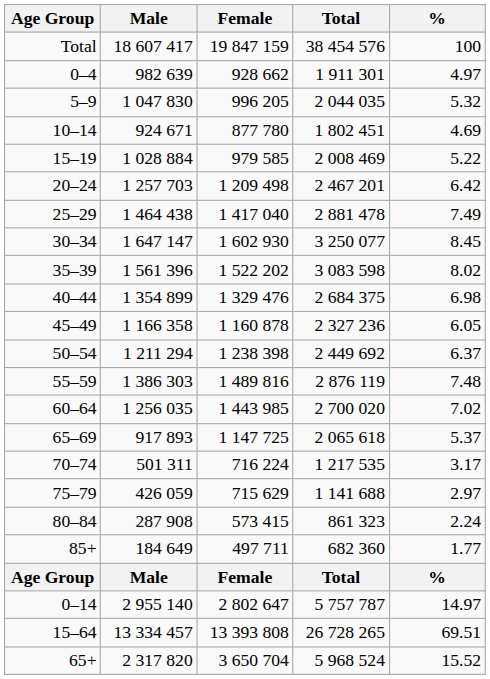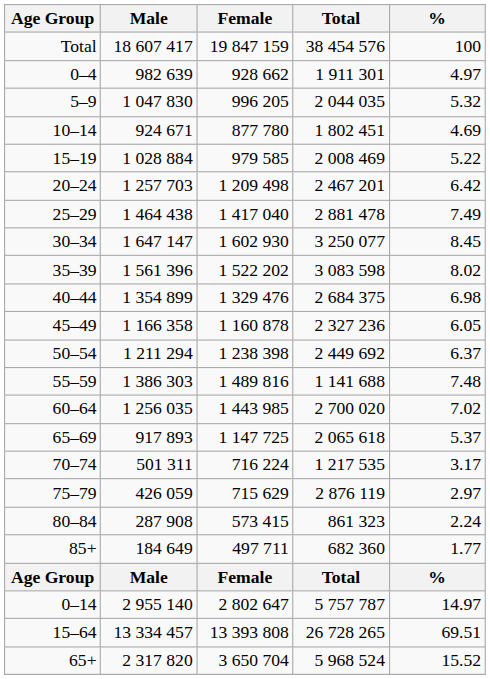(350, 381) 2 876 119 -> (350, 381) 1 141 688
(350, 492) 1 141 688 -> (350, 492) 2 876 119
